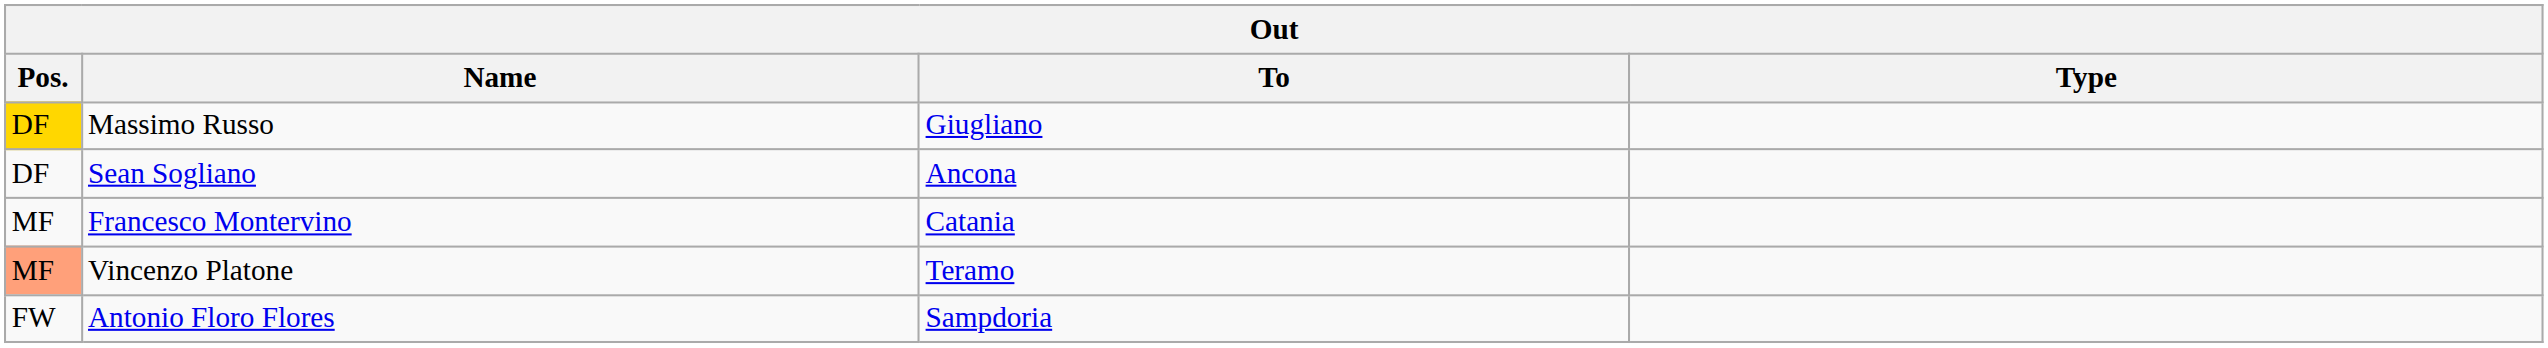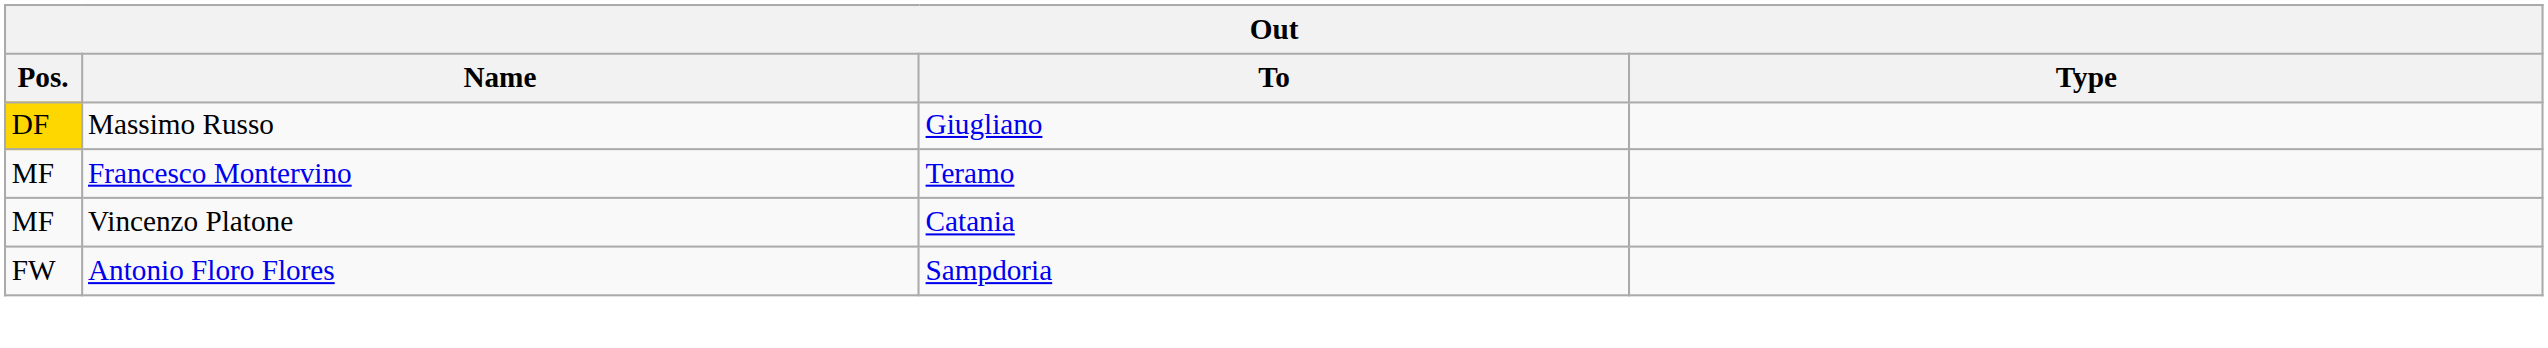- row: (172, 173)
(970, 221) Catania -> (970, 173) Teramo
(33, 270) lightsalmon background -> (33, 221) no background
(970, 270) Teramo -> (970, 221) Catania
